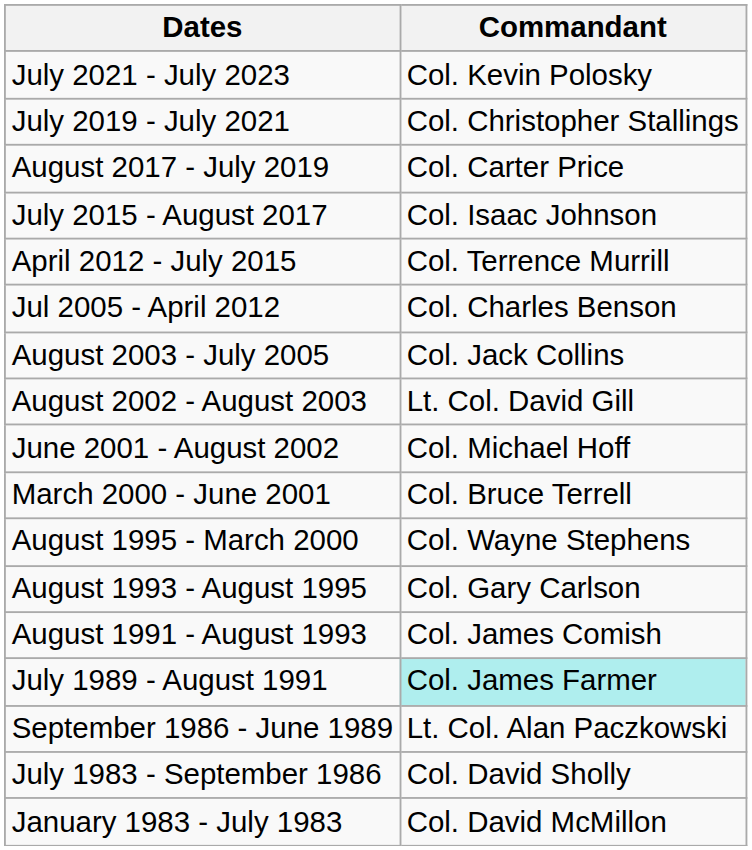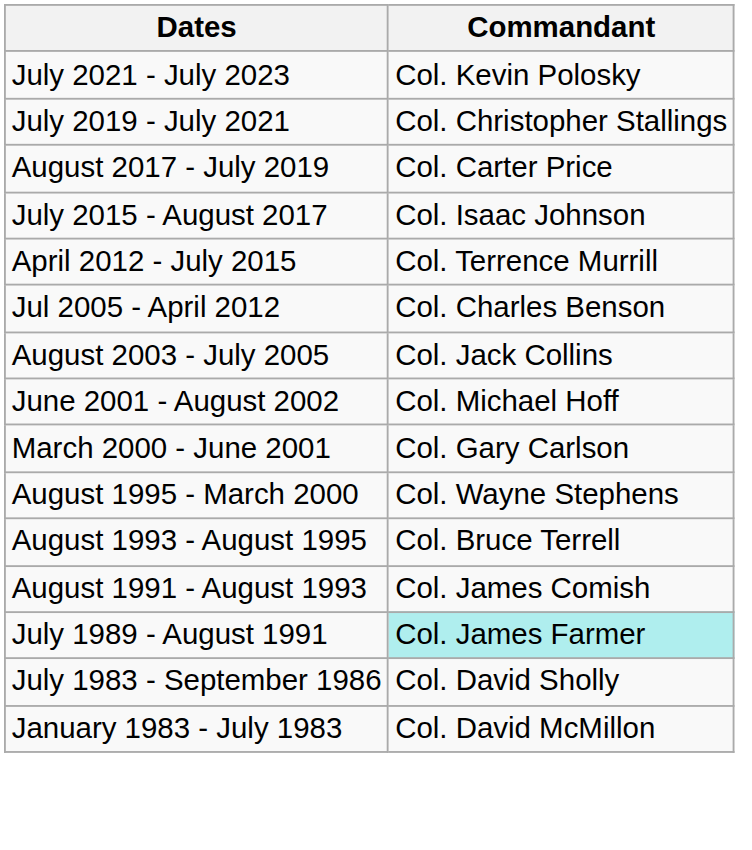- row: (189, 401)
(519, 494) Col. Bruce Terrell -> (512, 448) Col. Gary Carlson
(524, 588) Col. Gary Carlson -> (508, 541) Col. Bruce Terrell
- row: (202, 728)
